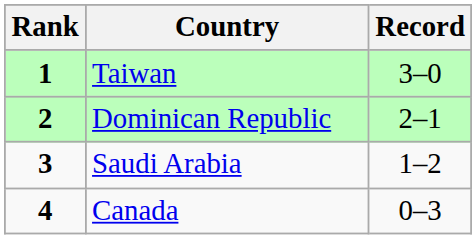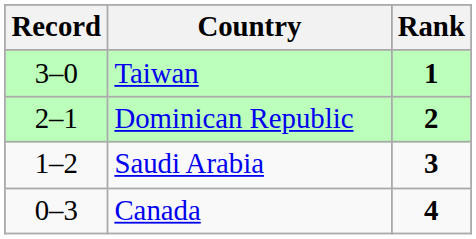columns swapped: (45, 27) <-> (420, 27)
